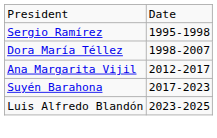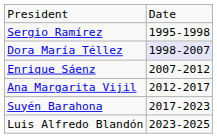(179, 51) no background -> (179, 51) lavender background
+ row: (51, 69)
